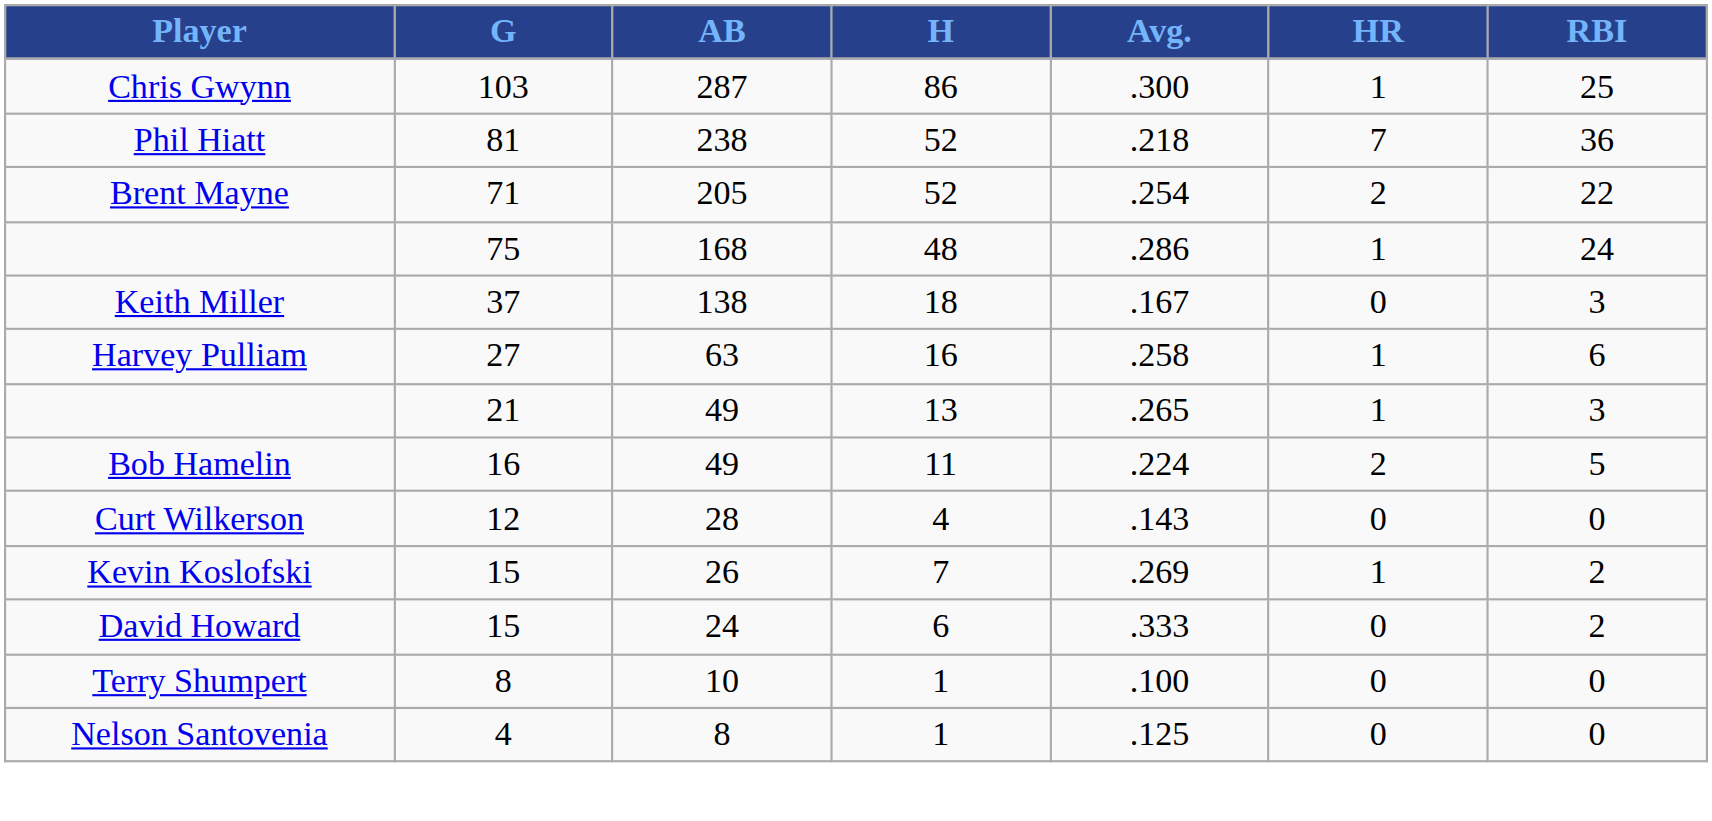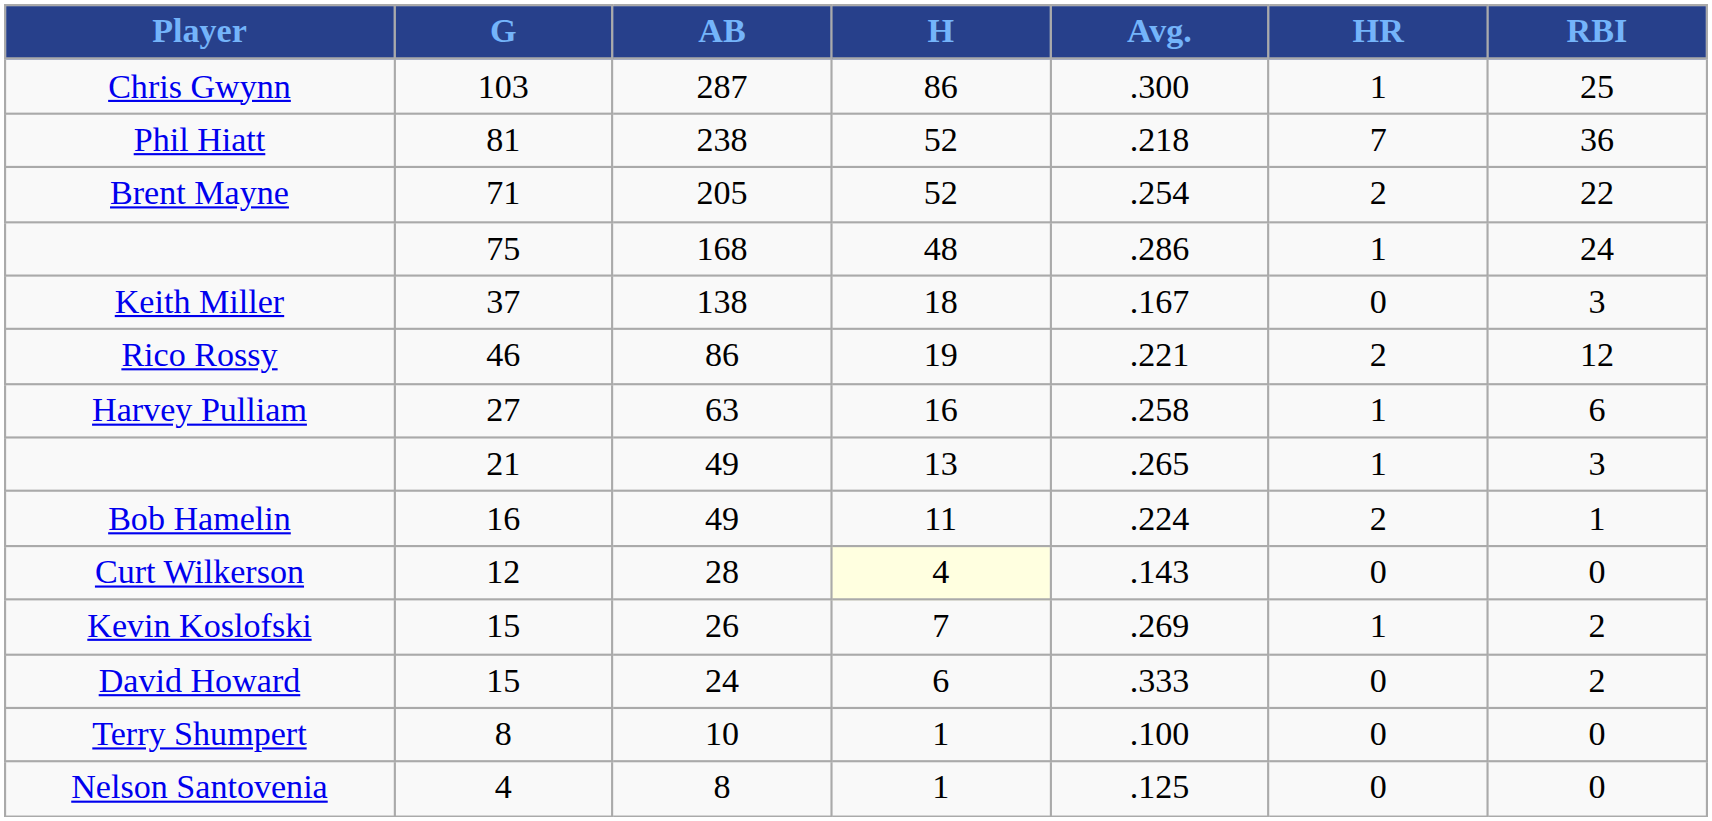+ row: (199, 355)
(1597, 463) 5 -> (1597, 517) 1
(941, 517) no background -> (941, 572) lightyellow background
